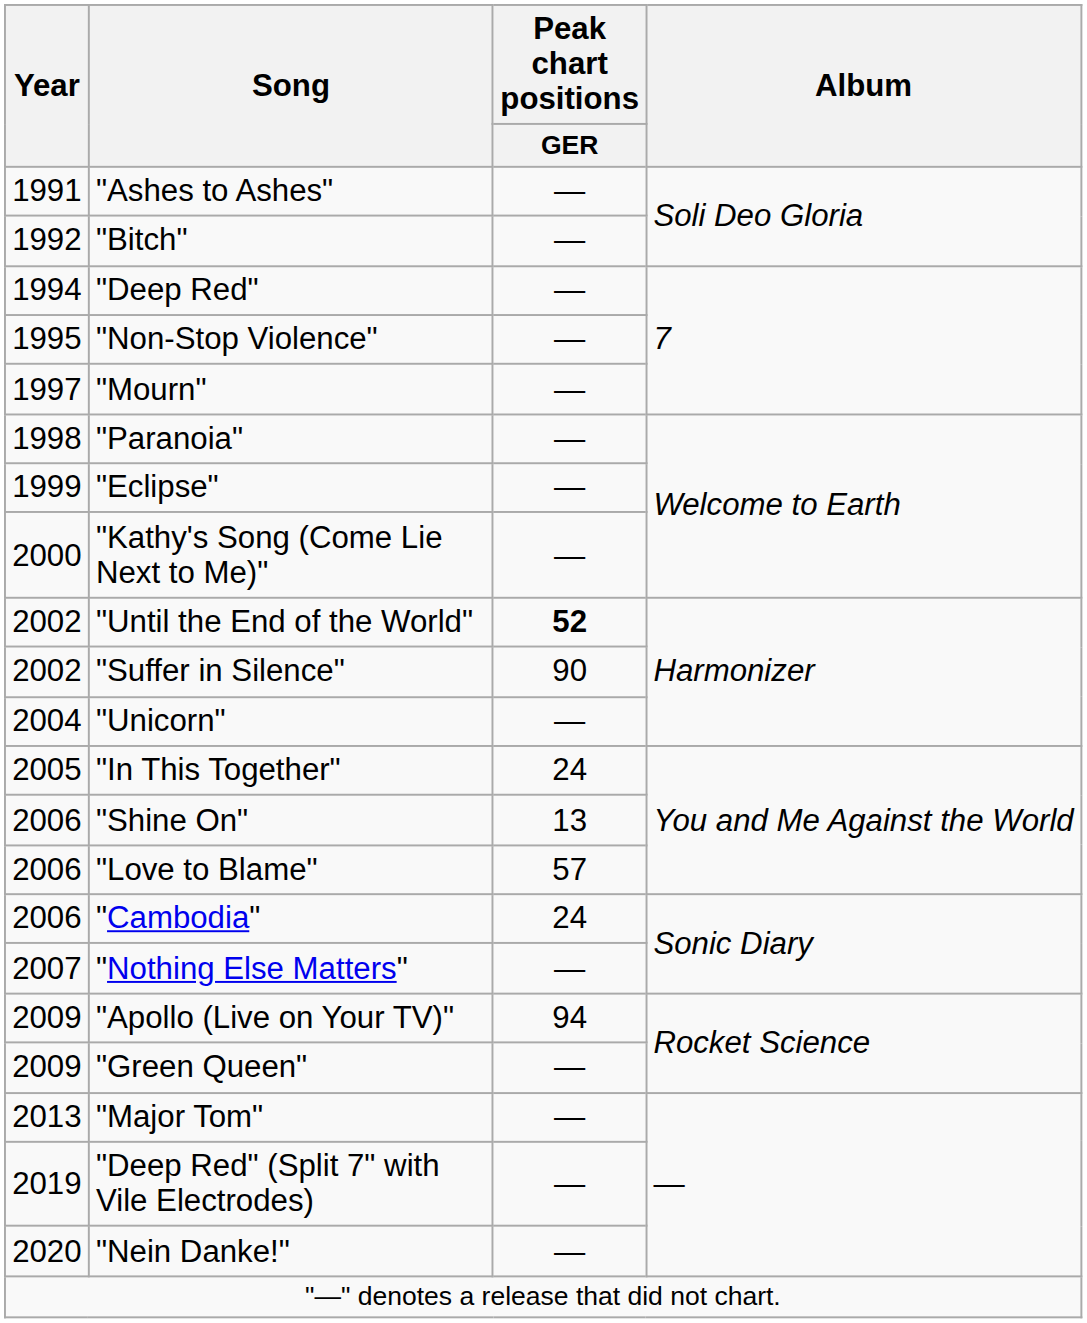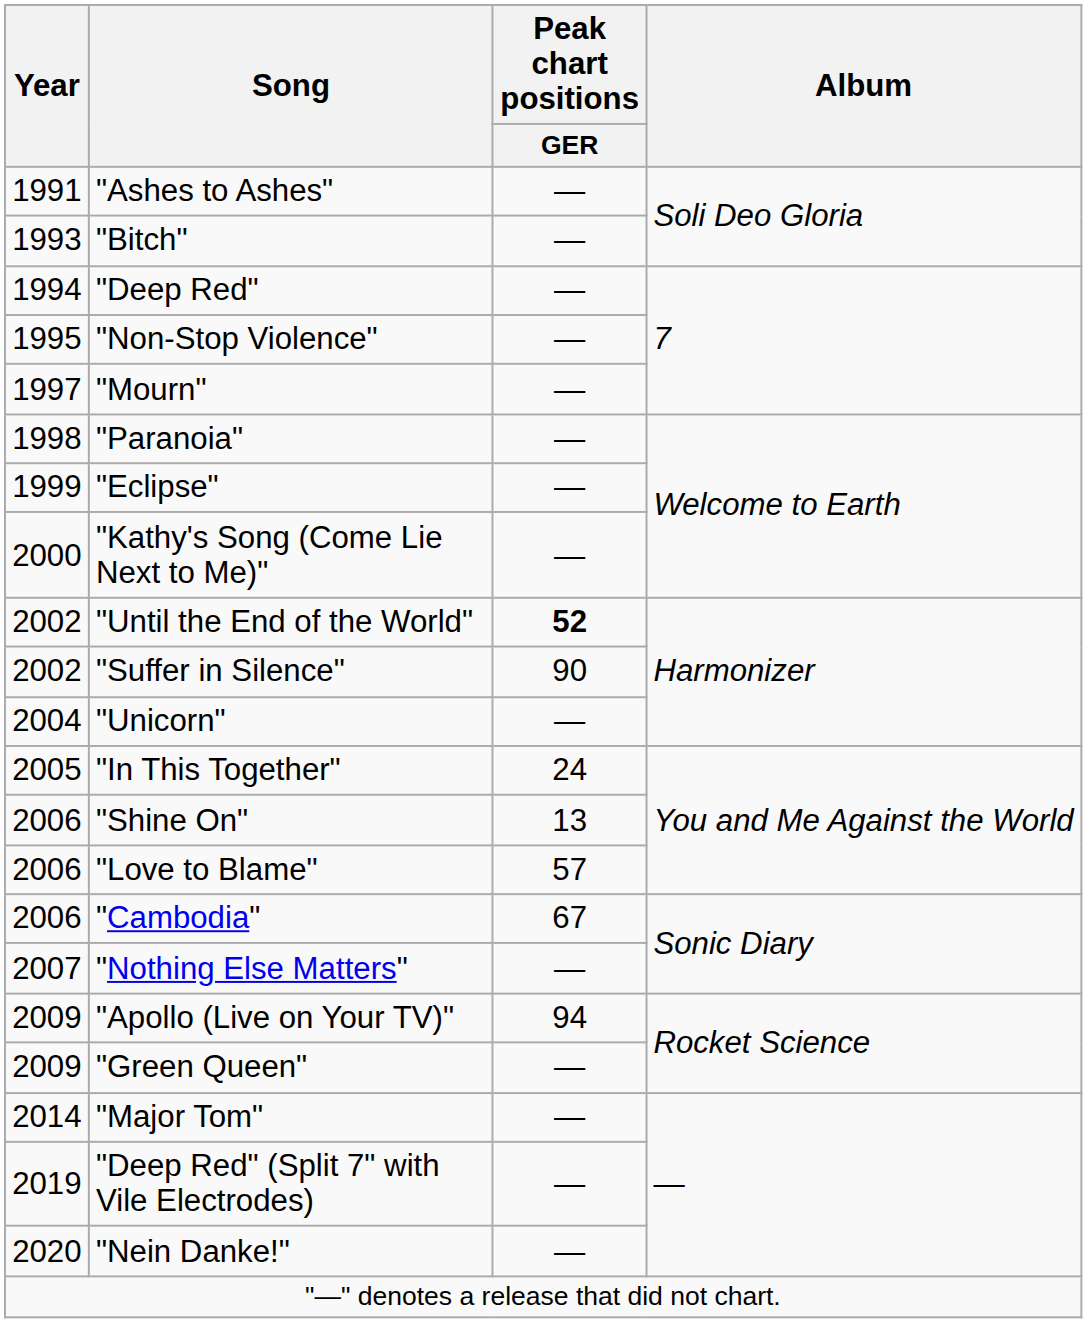(47, 240) 1992 -> (47, 240) 1993
(570, 918) 24 -> (570, 918) 67
(47, 1116) 2013 -> (47, 1116) 2014
